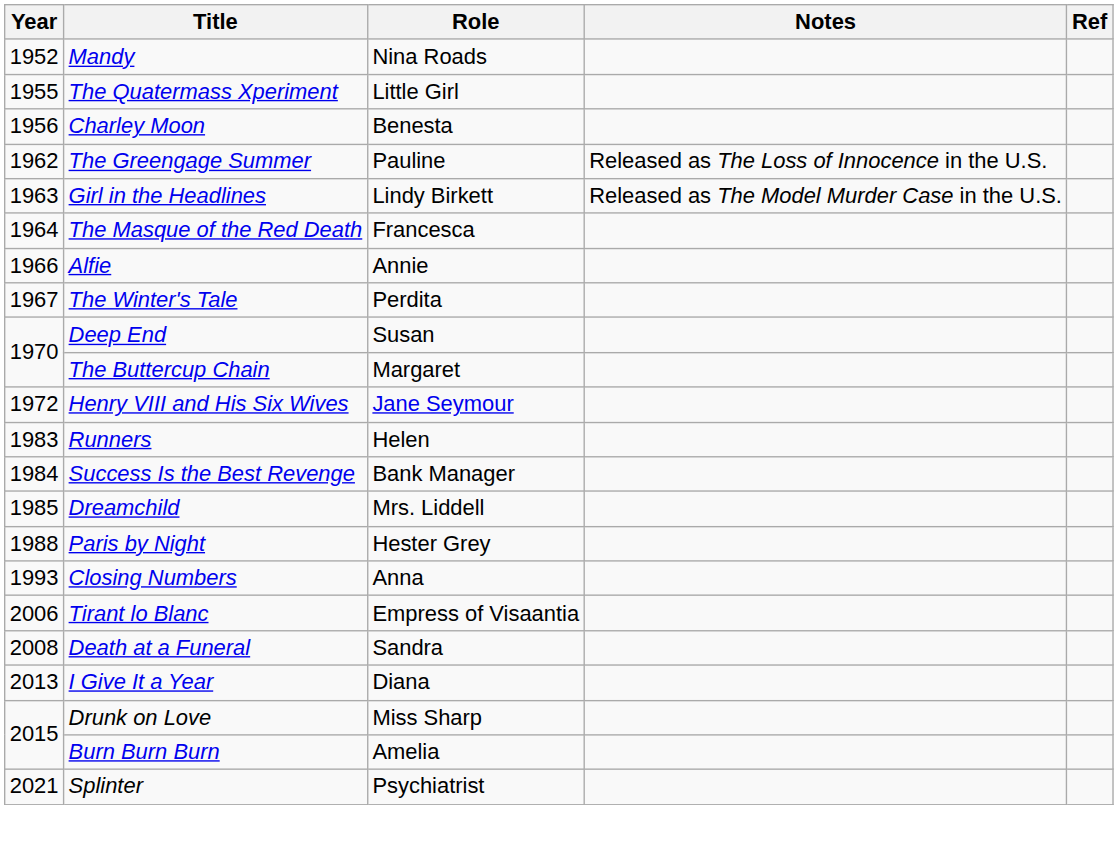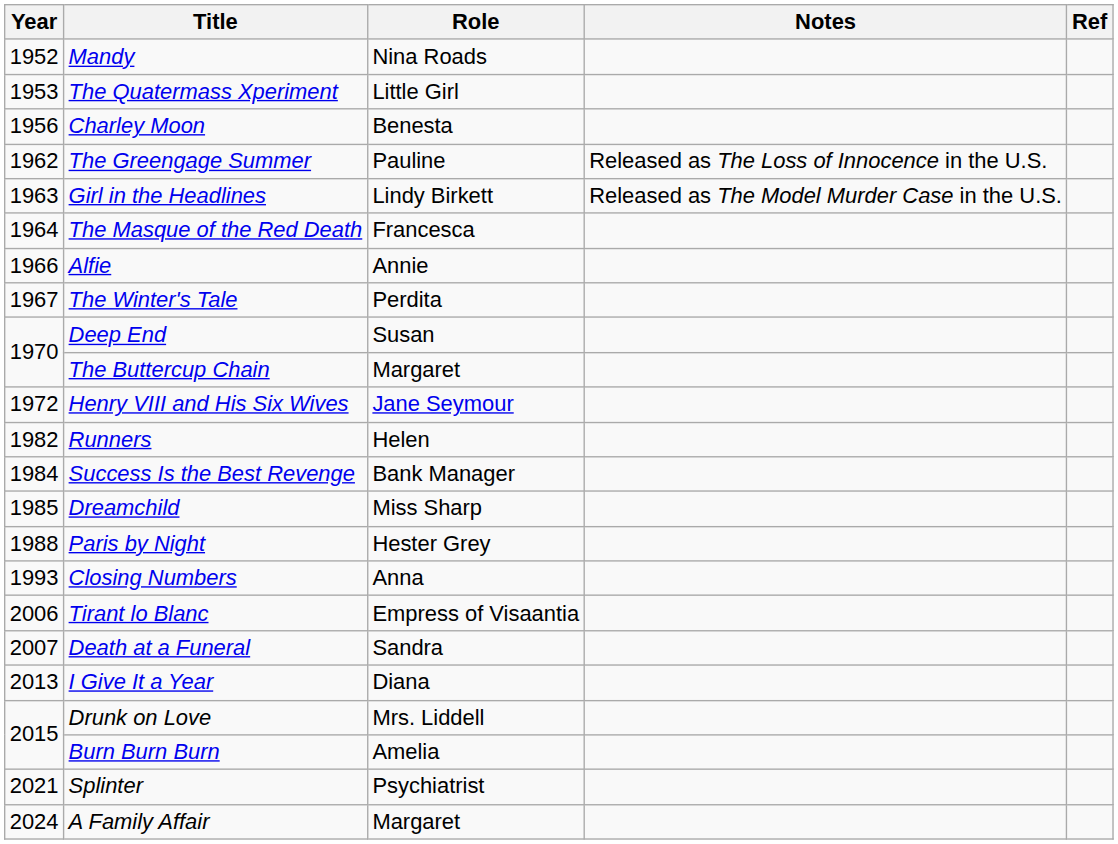(34, 91) 1955 -> (34, 91) 1953
(34, 439) 1983 -> (34, 439) 1982
(428, 508) Mrs. Liddell -> (427, 508) Miss Sharp
(34, 647) 2008 -> (34, 647) 2007
(427, 717) Miss Sharp -> (428, 717) Mrs. Liddell
+ row: (139, 821)
